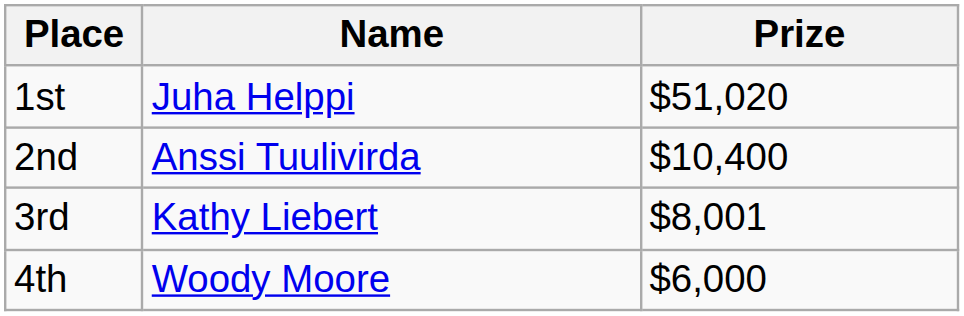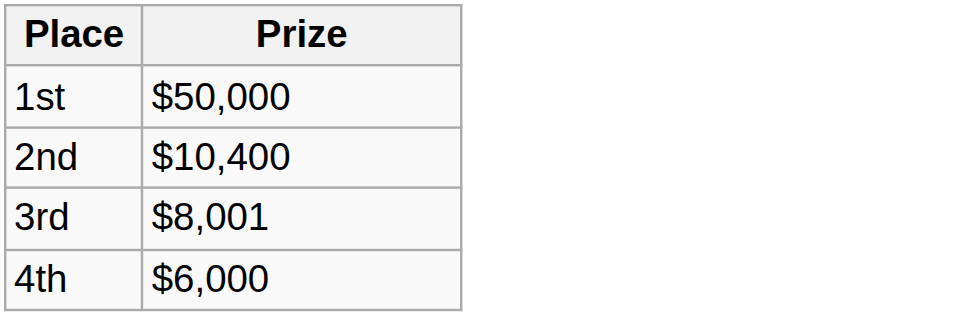- column: (392, 34)
(719, 95) $51,020 -> (221, 95) $50,000
